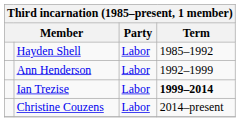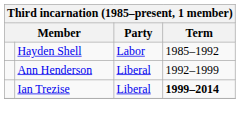(136, 70) Labor -> (134, 70) Liberal
(136, 88) Labor -> (134, 88) Liberal
- row: (60, 107)
